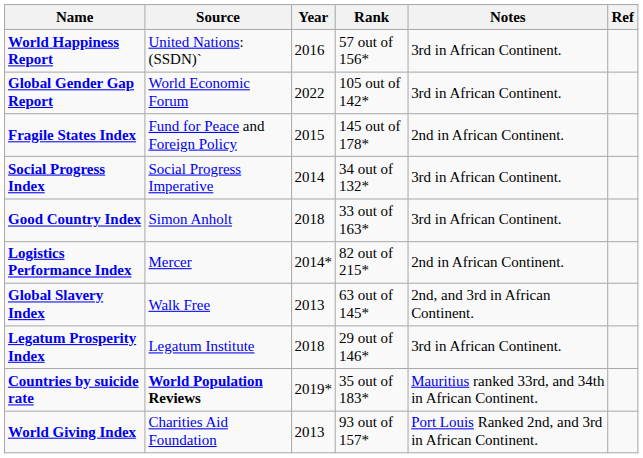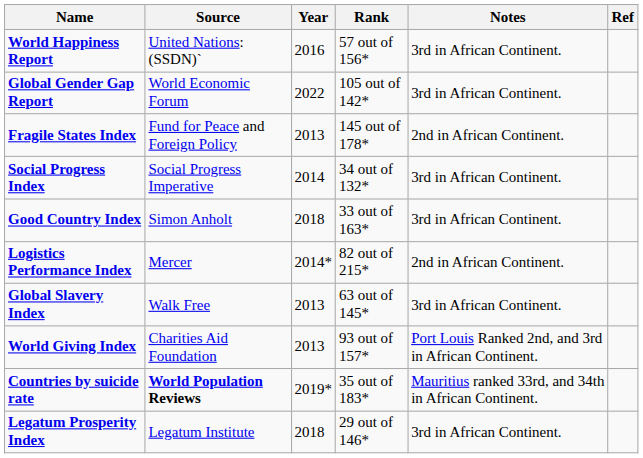(310, 135) 2015 -> (310, 135) 2013
(481, 305) 2nd, and 3rd in African Continent. -> (486, 305) 3rd in African Continent.
rows swapped: (72, 347) <-> (72, 432)
